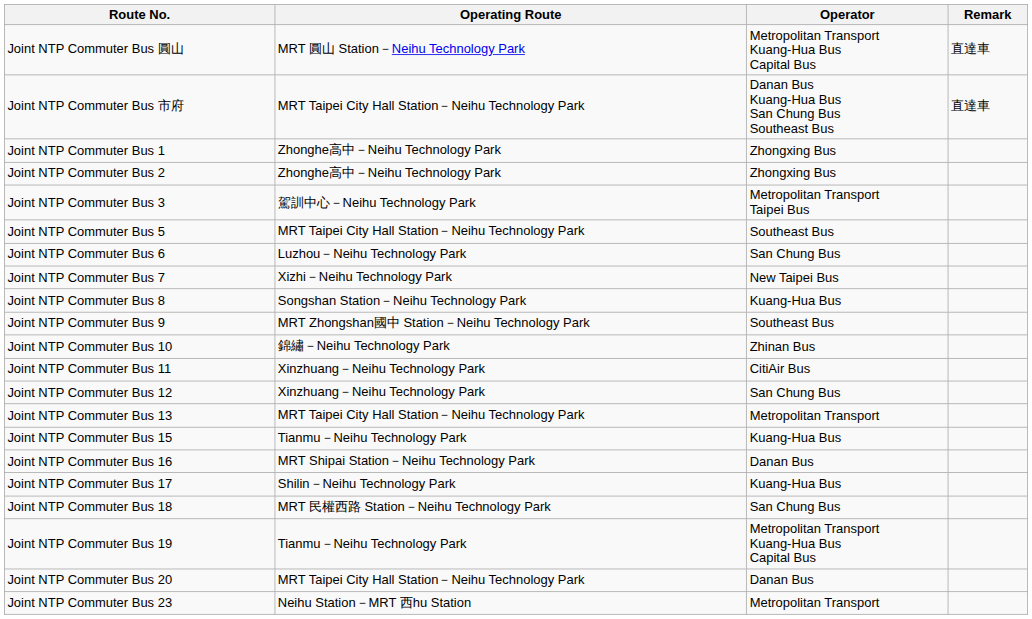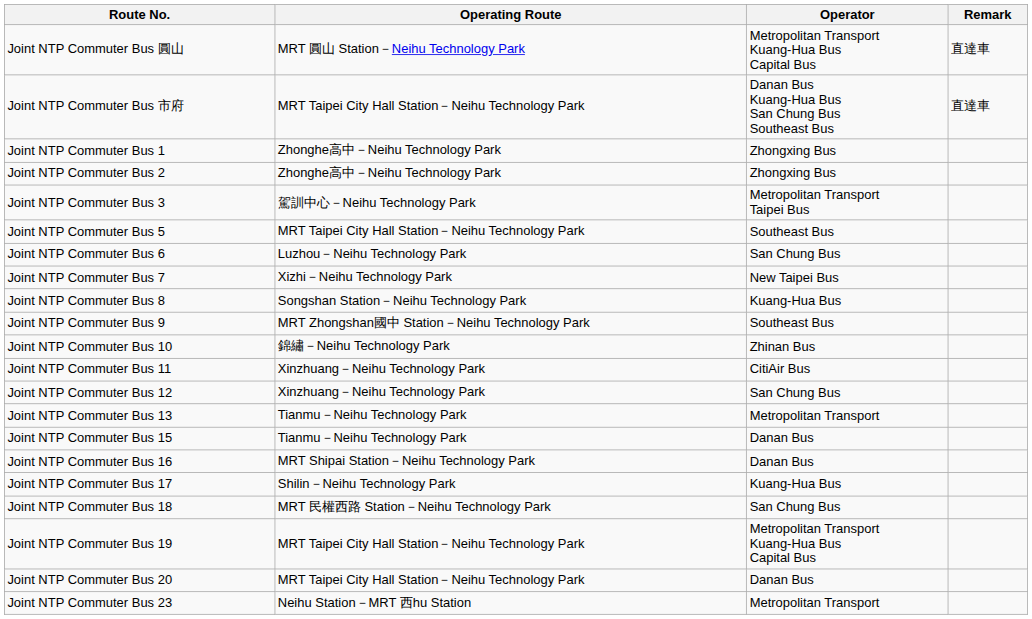(431, 415) MRT Taipei City Hall Station－Neihu Technology Park -> (372, 415) Tianmu－Neihu Technology Park
(795, 438) Kuang-Hua Bus -> (782, 438) Danan Bus
(372, 543) Tianmu－Neihu Technology Park -> (431, 543) MRT Taipei City Hall Station－Neihu Technology Park
